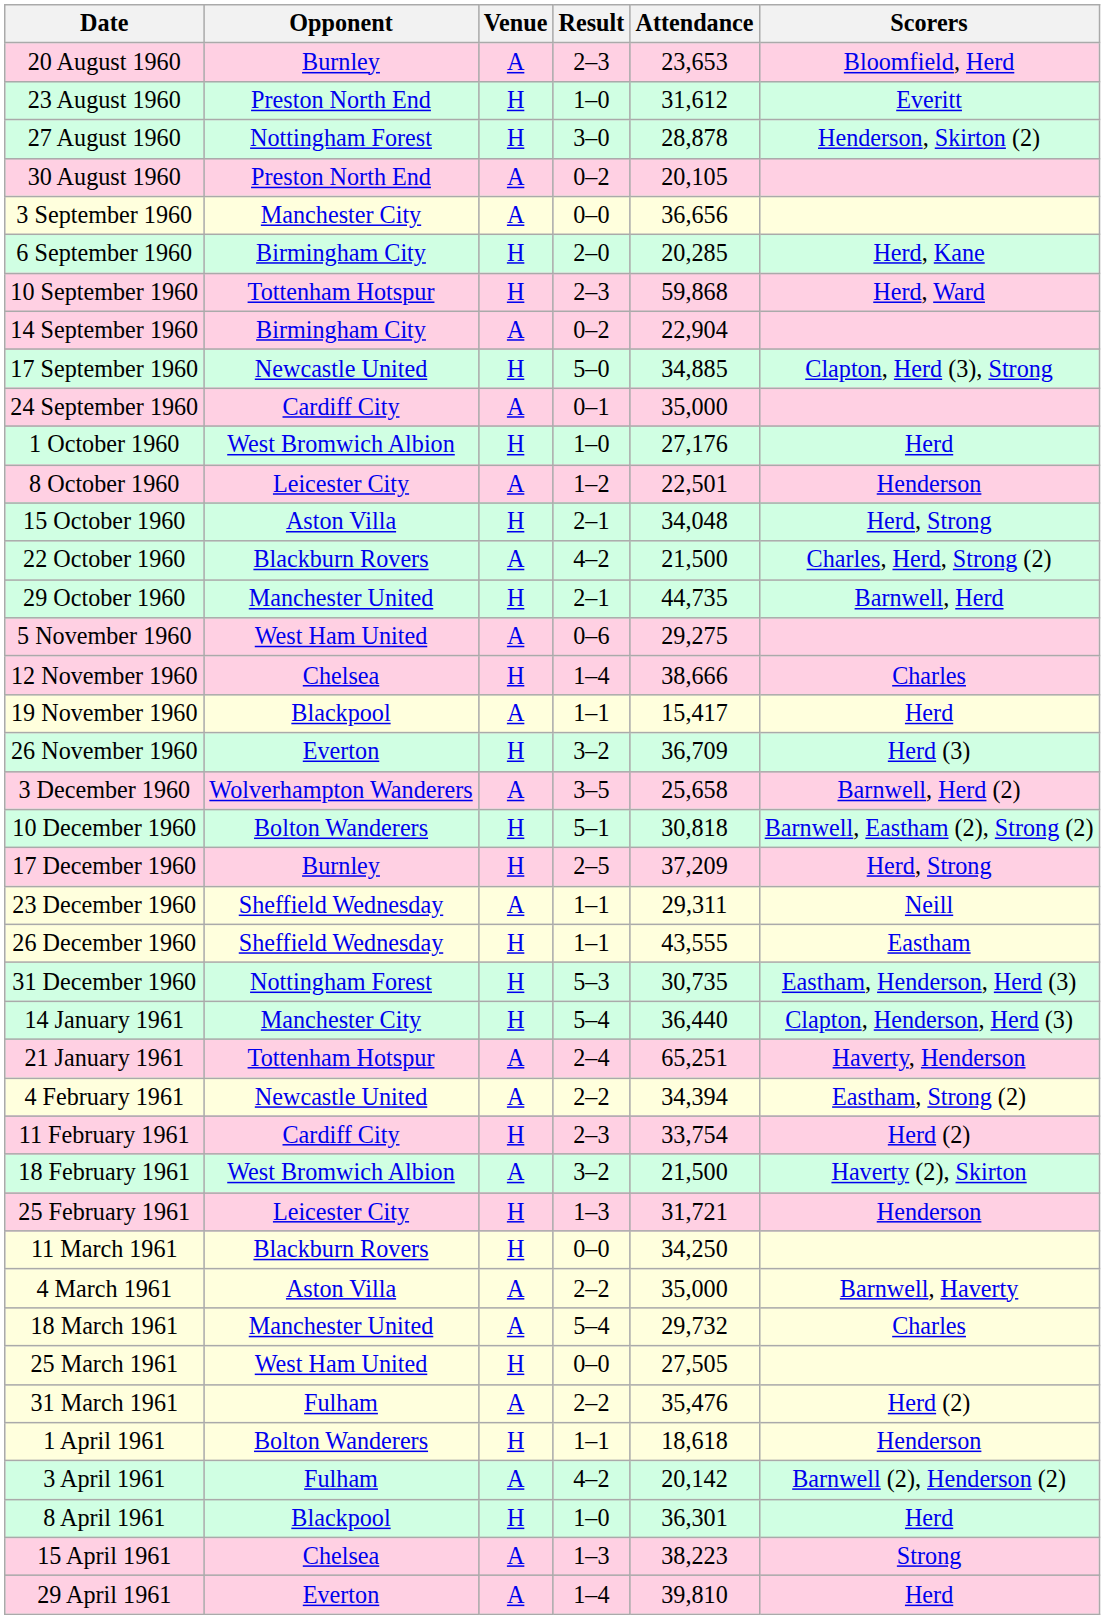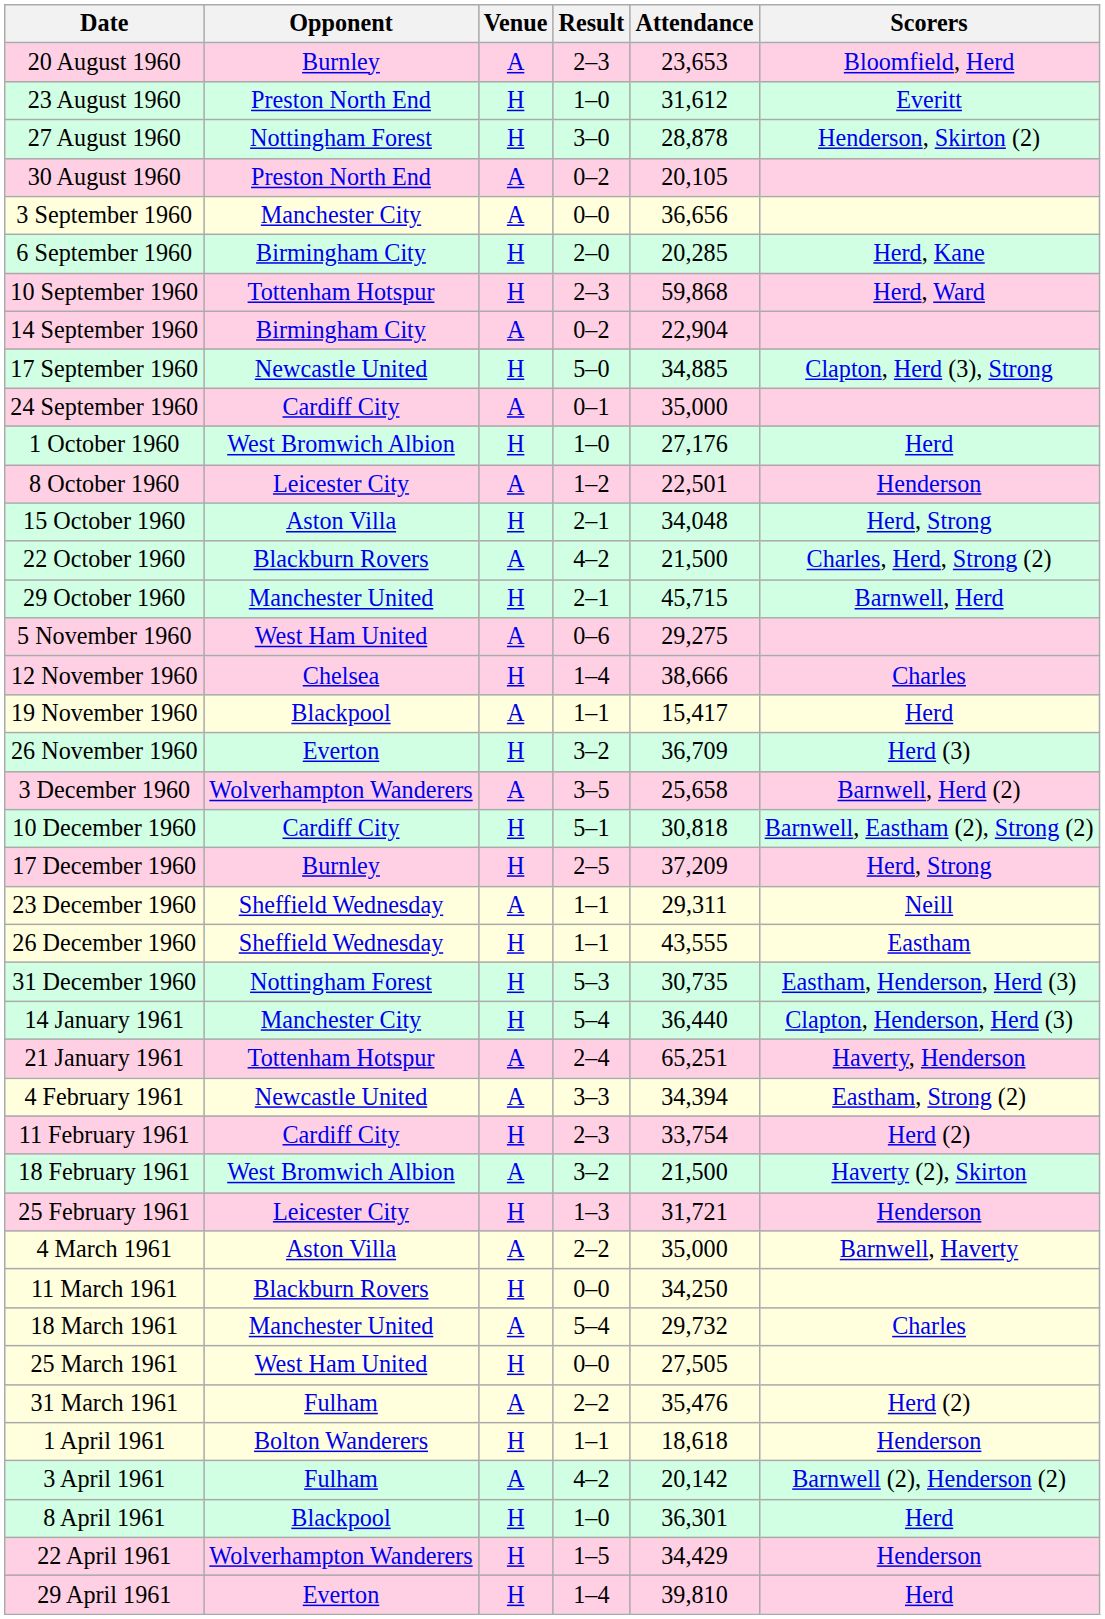(694, 598) 44,735 -> (694, 598) 45,715
(341, 828) Bolton Wanderers -> (341, 828) Cardiff City
(591, 1096) 2–2 -> (591, 1096) 3–3
rows swapped: (104, 1288) <-> (104, 1249)
- row: (104, 1556)
+ row: (104, 1556)
(516, 1594) A -> (516, 1594) H
